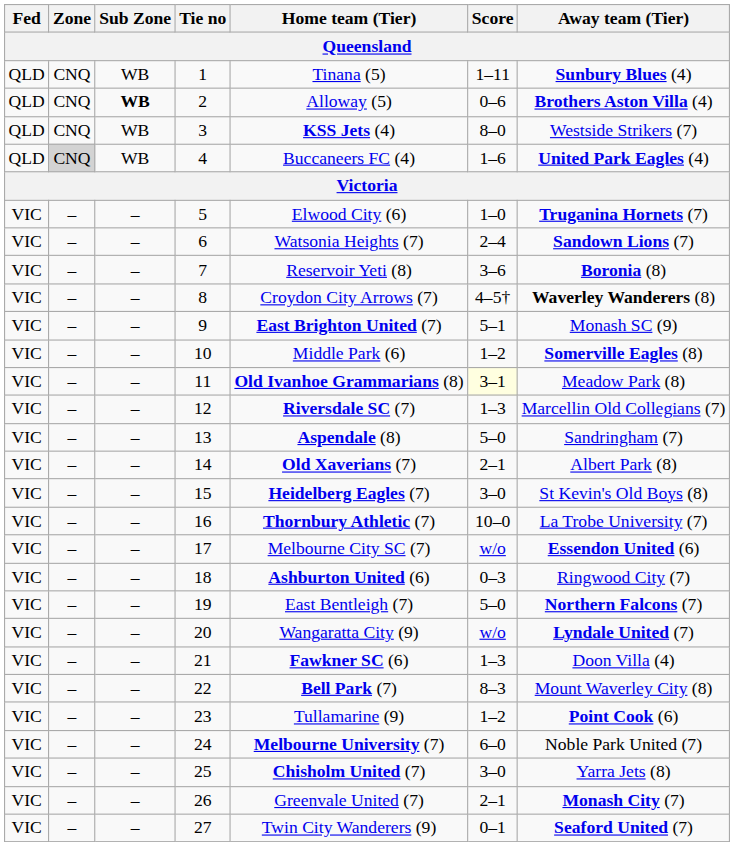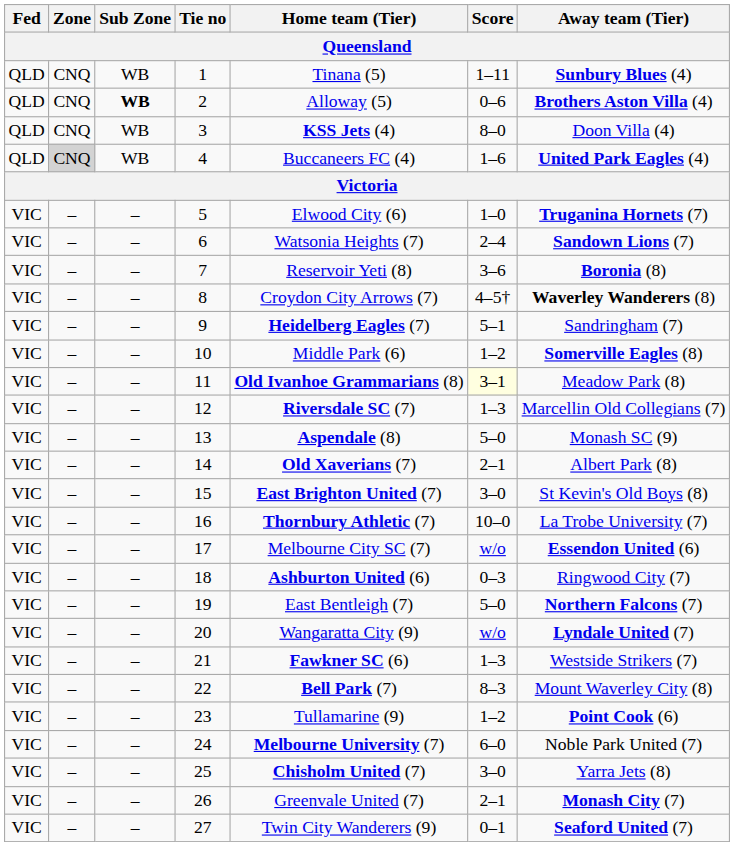(624, 130) Westside Strikers (7) -> (624, 130) Doon Villa (4)
(349, 325) East Brighton United (7) -> (349, 325) Heidelberg Eagles (7)
(624, 325) Monash SC (9) -> (624, 325) Sandringham (7)
(624, 437) Sandringham (7) -> (624, 437) Monash SC (9)
(349, 492) Heidelberg Eagles (7) -> (349, 492) East Brighton United (7)
(624, 660) Doon Villa (4) -> (624, 660) Westside Strikers (7)
